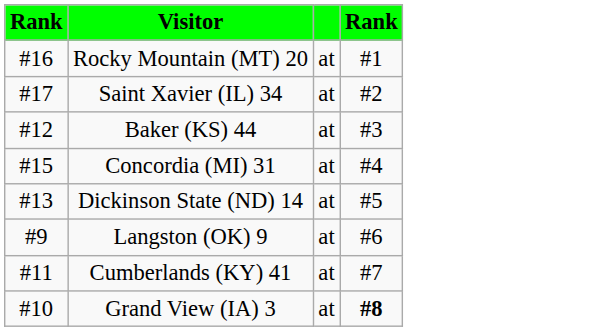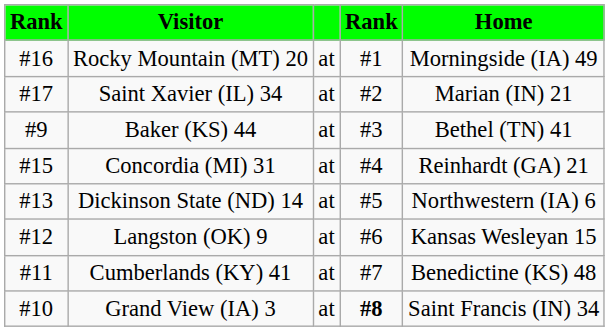+ column: (504, 22)
(36, 129) #12 -> (36, 129) #9
(36, 237) #9 -> (36, 237) #12
